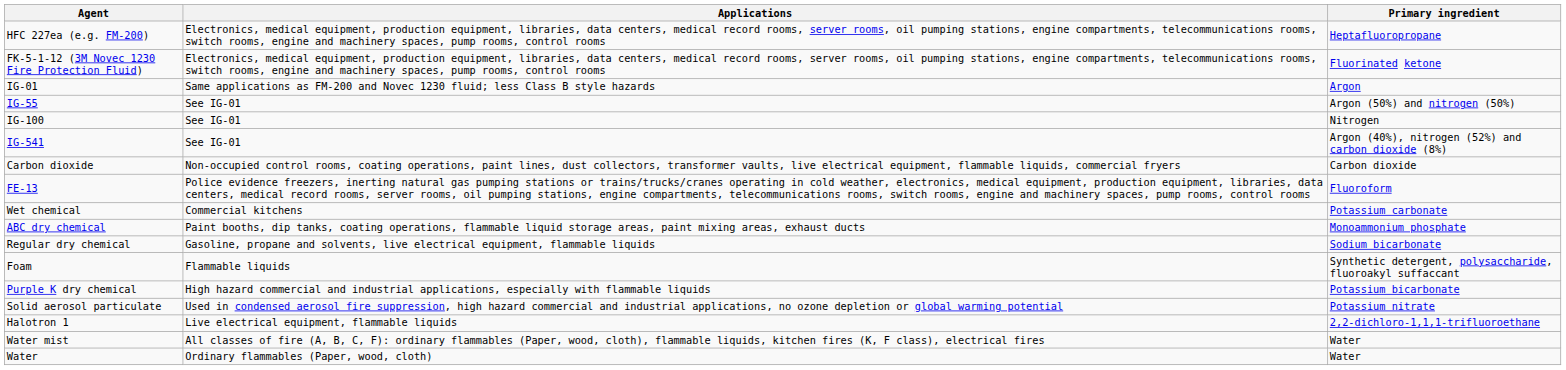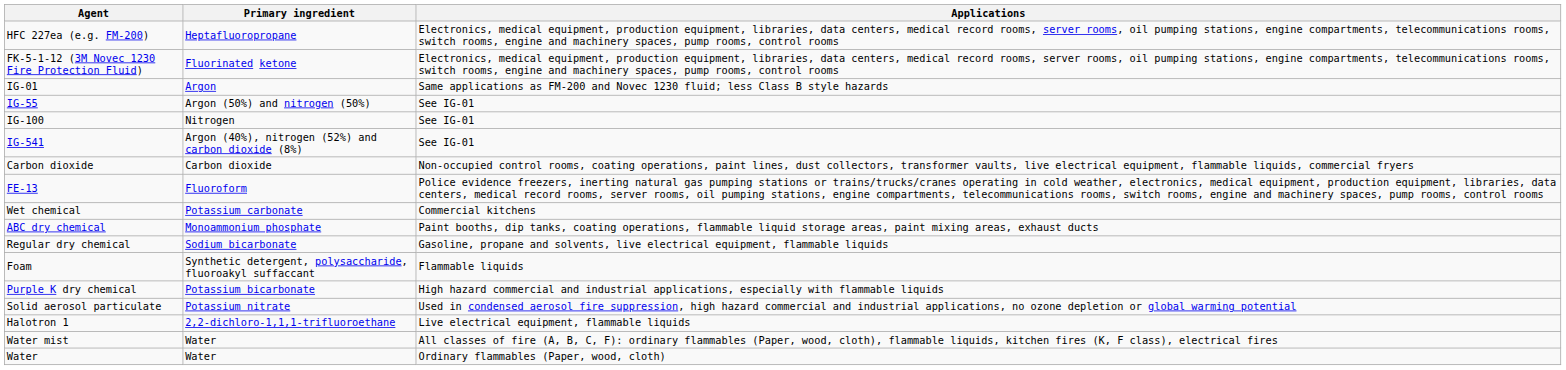columns swapped: (1444, 13) <-> (755, 13)
